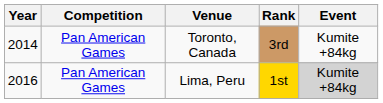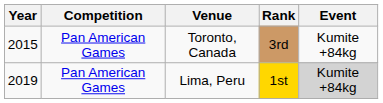(23, 44) 2014 -> (23, 44) 2015
(23, 81) 2016 -> (23, 81) 2019
